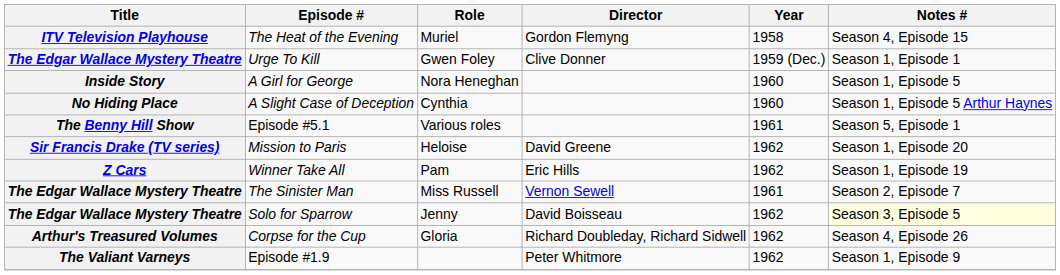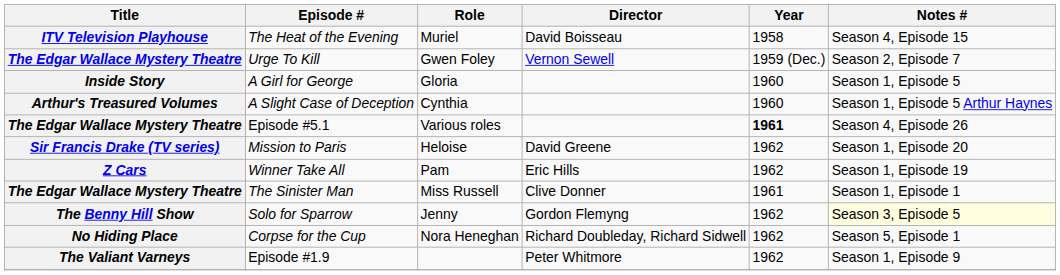(577, 37) Gordon Flemyng -> (574, 37) David Boisseau
(565, 59) Clive Donner -> (570, 59) Vernon Sewell
(896, 59) Season 1, Episode 1 -> (896, 59) Season 2, Episode 7
(470, 81) Nora Heneghan -> (439, 81) Gloria
(125, 103) No Hiding Place -> (125, 103) Arthur's Treasured Volumes
(125, 125) The Benny Hill Show -> (125, 125) The Edgar Wallace Mystery Theatre
(768, 125) normal -> (768, 125) bold
(896, 125) Season 5, Episode 1 -> (900, 125) Season 4, Episode 26
(570, 192) Vernon Sewell -> (565, 192) Clive Donner
(896, 192) Season 2, Episode 7 -> (896, 192) Season 1, Episode 1
(125, 214) The Edgar Wallace Mystery Theatre -> (125, 214) The Benny Hill Show
(574, 214) David Boisseau -> (577, 214) Gordon Flemyng
(125, 236) Arthur's Treasured Volumes -> (125, 236) No Hiding Place
(439, 236) Gloria -> (470, 236) Nora Heneghan
(900, 236) Season 4, Episode 26 -> (896, 236) Season 5, Episode 1
